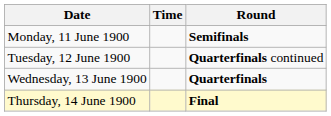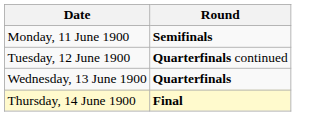- column: (168, 15)
